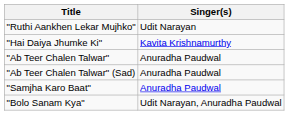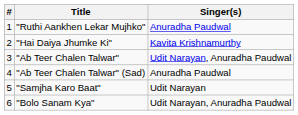+ column: (9, 12)
(168, 27) Udit Narayan -> (190, 27) Anuradha Paudwal
(181, 58) Anuradha Paudwal -> (221, 58) Udit Narayan, Anuradha Paudwal
(181, 88) Anuradha Paudwal -> (178, 88) Udit Narayan
